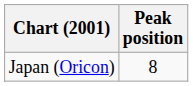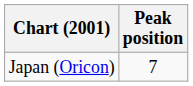(153, 66) 8 -> (153, 66) 7
